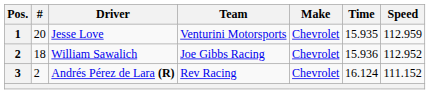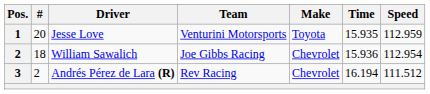(316, 34) Chevrolet -> (309, 34) Toyota
(403, 54) 112.952 -> (403, 54) 112.954
(361, 73) 16.124 -> (361, 73) 16.194
(403, 73) 111.152 -> (403, 73) 111.512
